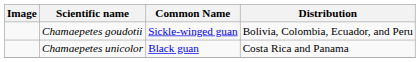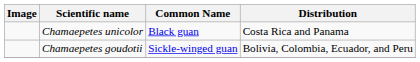rows swapped: (92, 31) <-> (93, 48)
